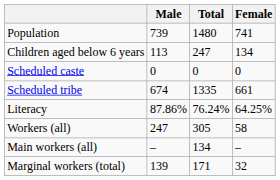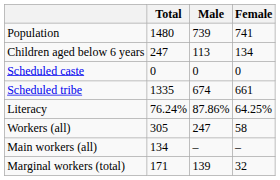columns swapped: (211, 14) <-> (168, 14)
